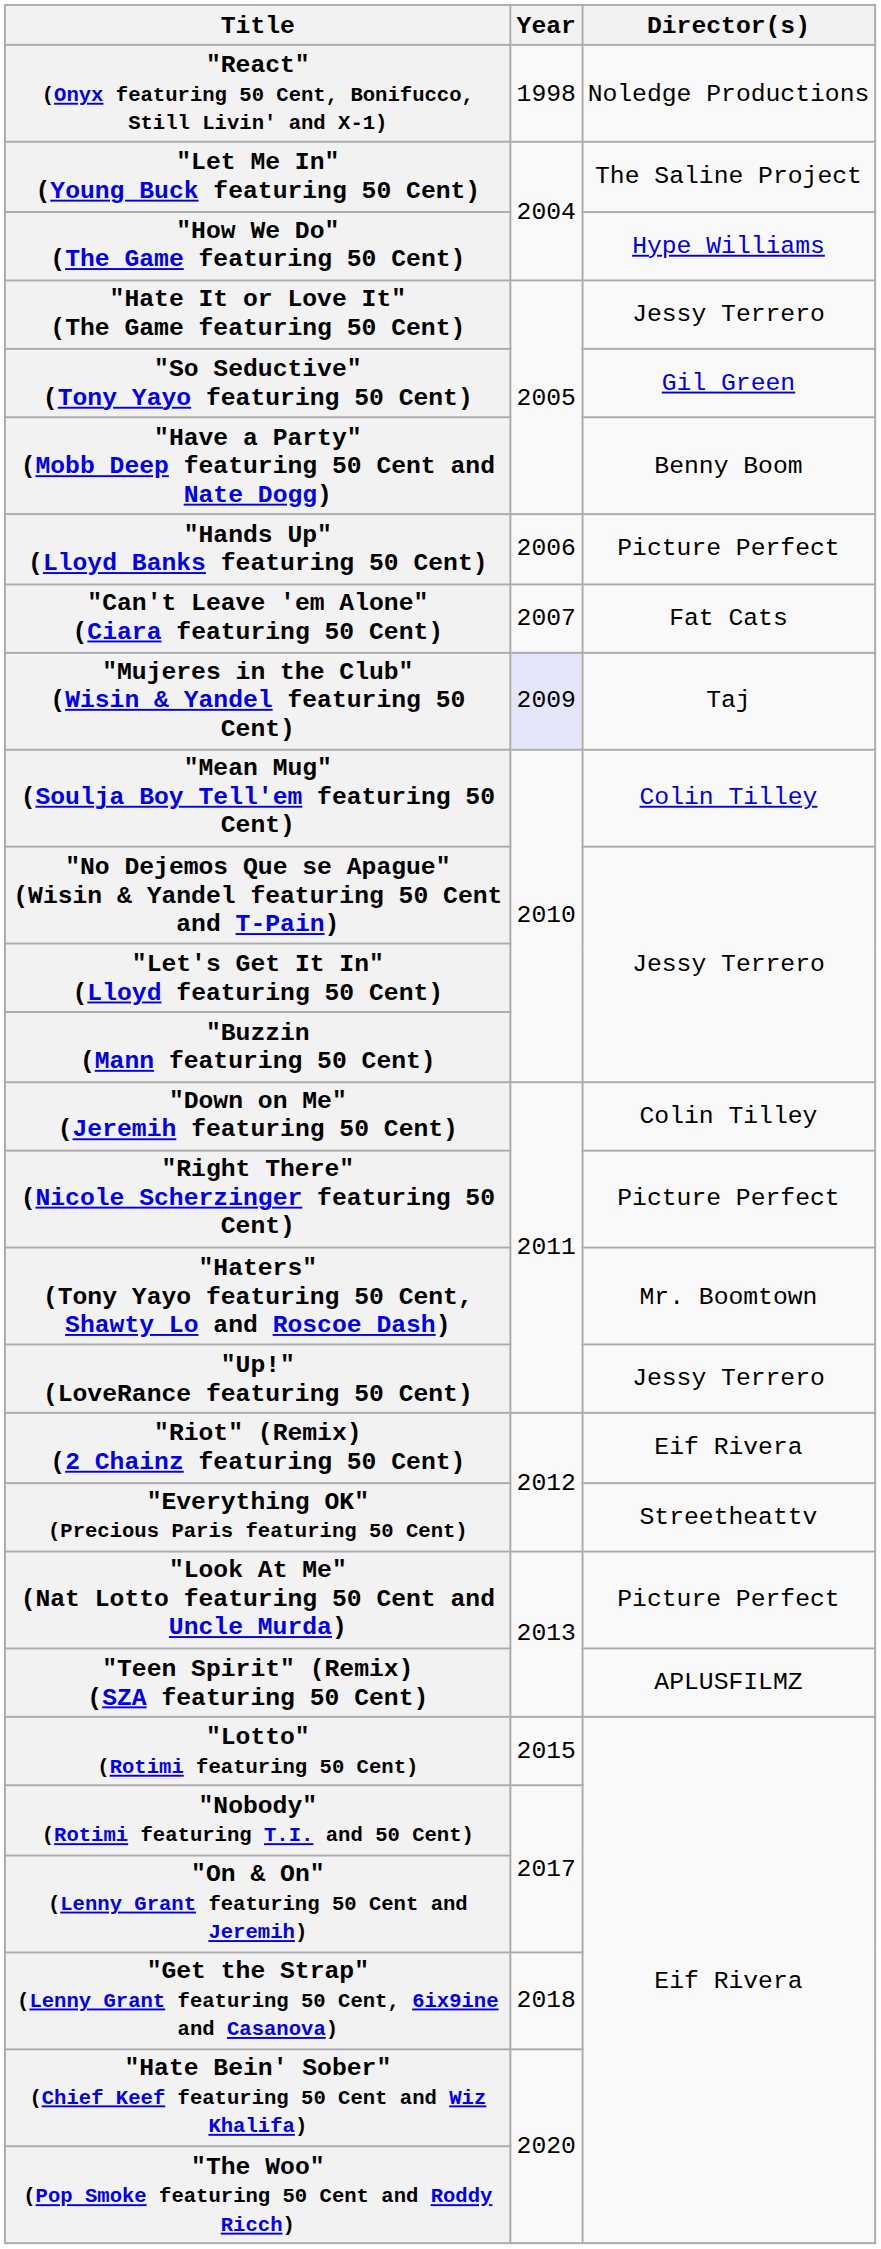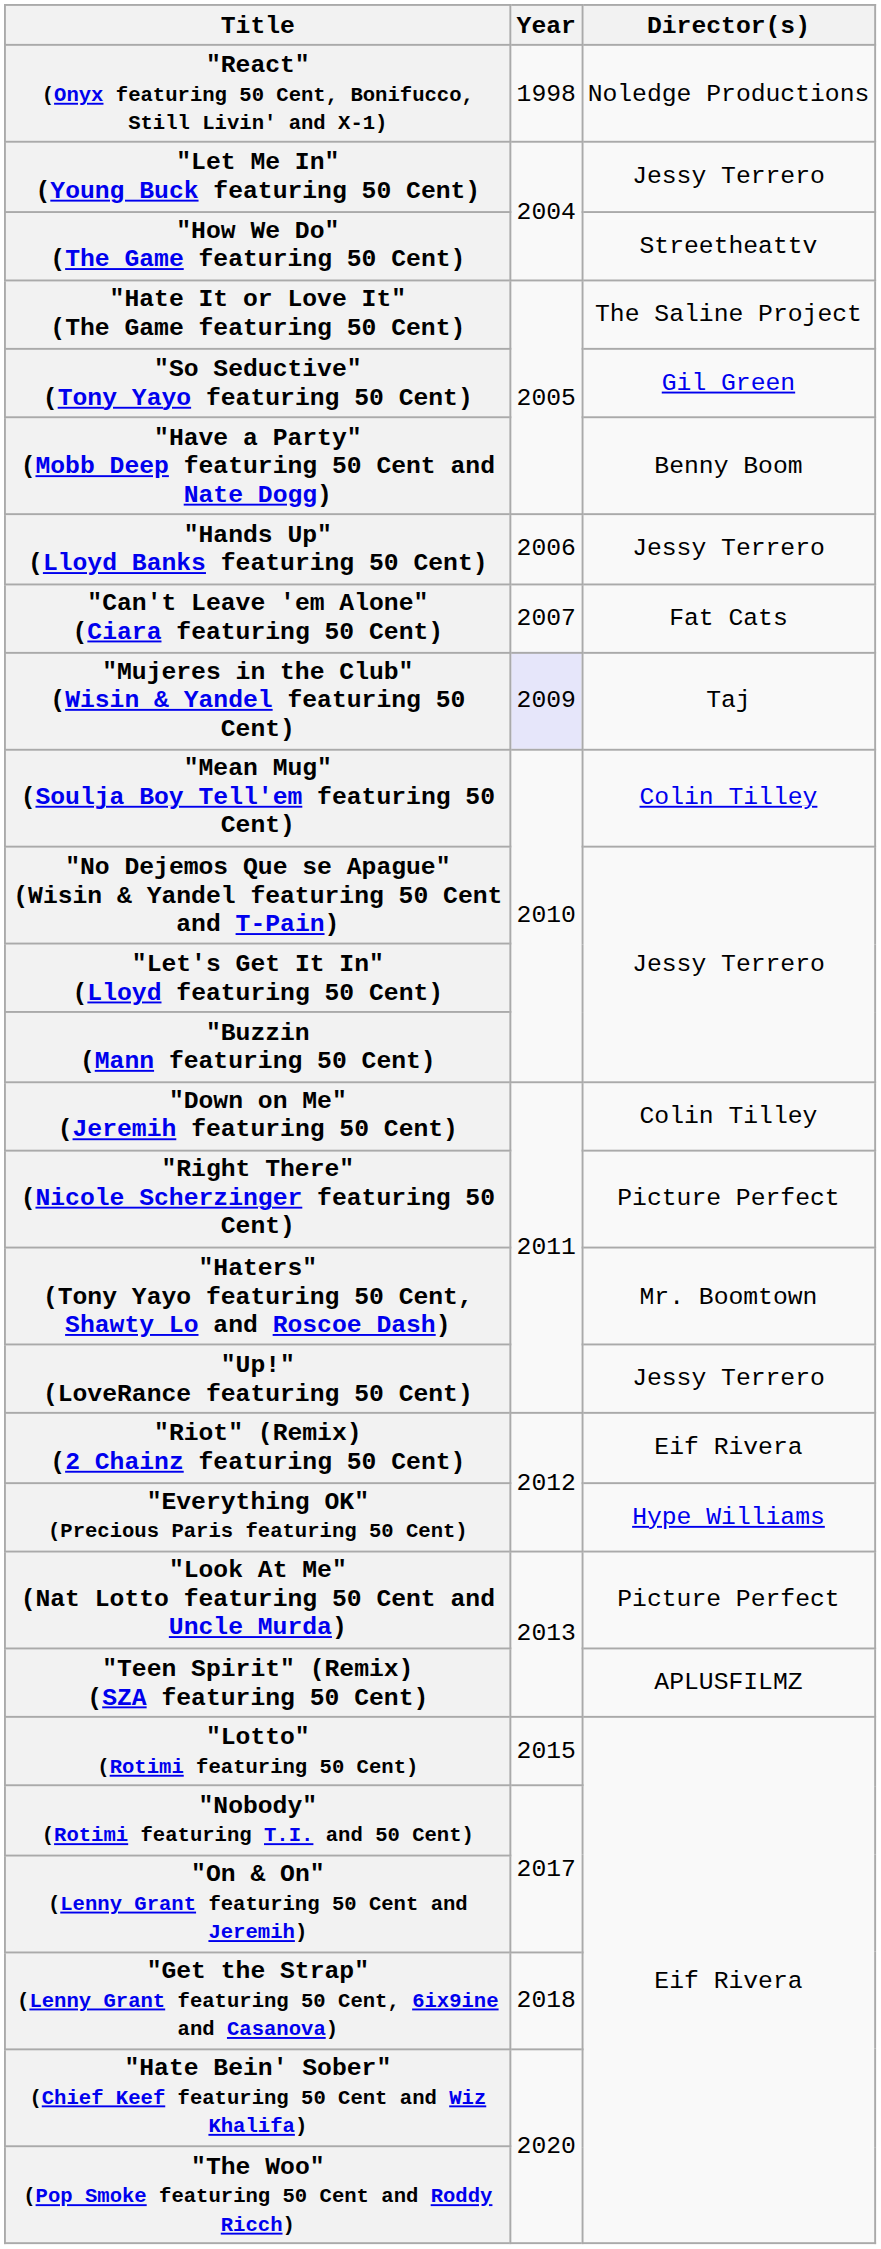(728, 177) The Saline Project -> (728, 177) Jessy Terrero
(728, 246) Hype Williams -> (728, 246) Streetheattv
(728, 314) Jessy Terrero -> (728, 314) The Saline Project
(728, 549) Picture Perfect -> (728, 549) Jessy Terrero
(728, 1517) Streetheattv -> (728, 1517) Hype Williams
